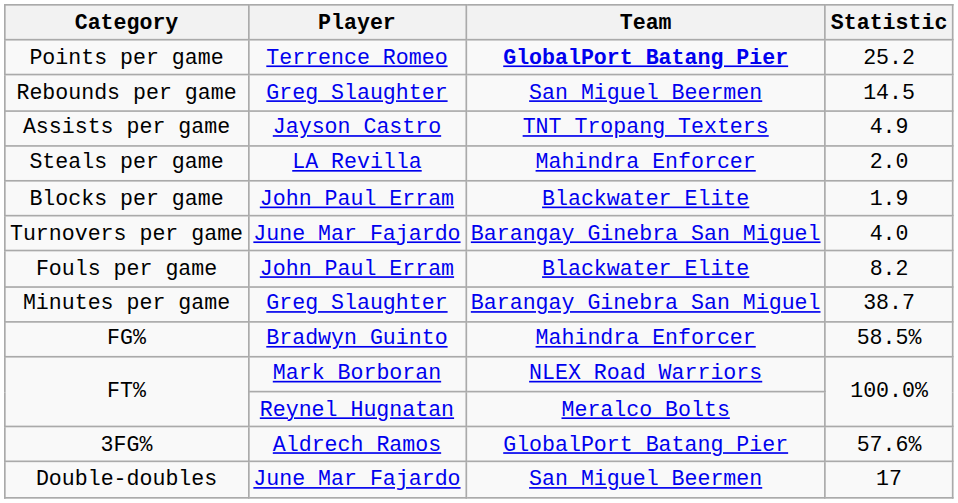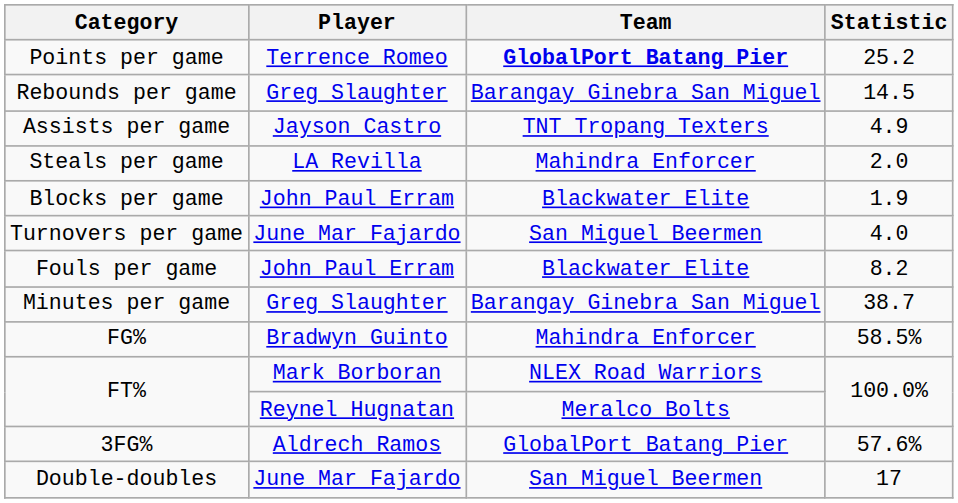(646, 93) San Miguel Beermen -> (646, 93) Barangay Ginebra San Miguel
(646, 233) Barangay Ginebra San Miguel -> (646, 233) San Miguel Beermen
